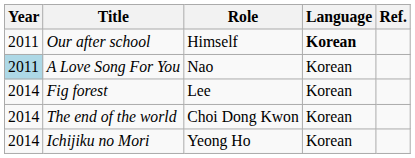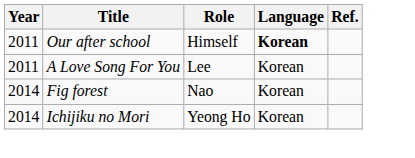(23, 66) lightblue background -> (23, 66) no background
(200, 66) Nao -> (199, 66) Lee
(199, 91) Lee -> (200, 91) Nao
- row: (112, 116)
